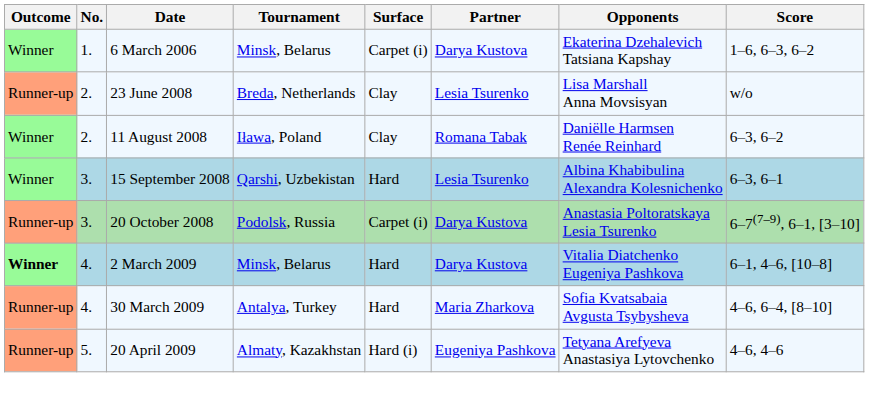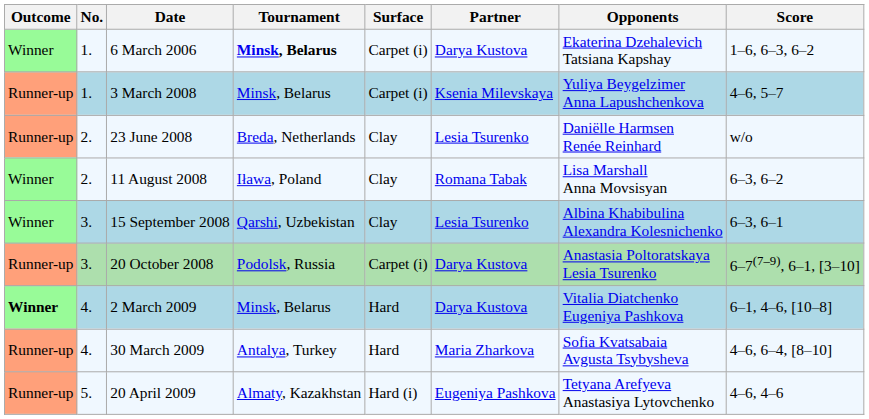(284, 50) normal -> (287, 50) bold
+ row: (153, 93)
(615, 93) Lisa Marshall Anna Movsisyan -> (618, 135) Daniëlle Harmsen Renée Reinhard
(618, 135) Daniëlle Harmsen Renée Reinhard -> (615, 178) Lisa Marshall Anna Movsisyan
(384, 178) Hard -> (383, 221) Clay
